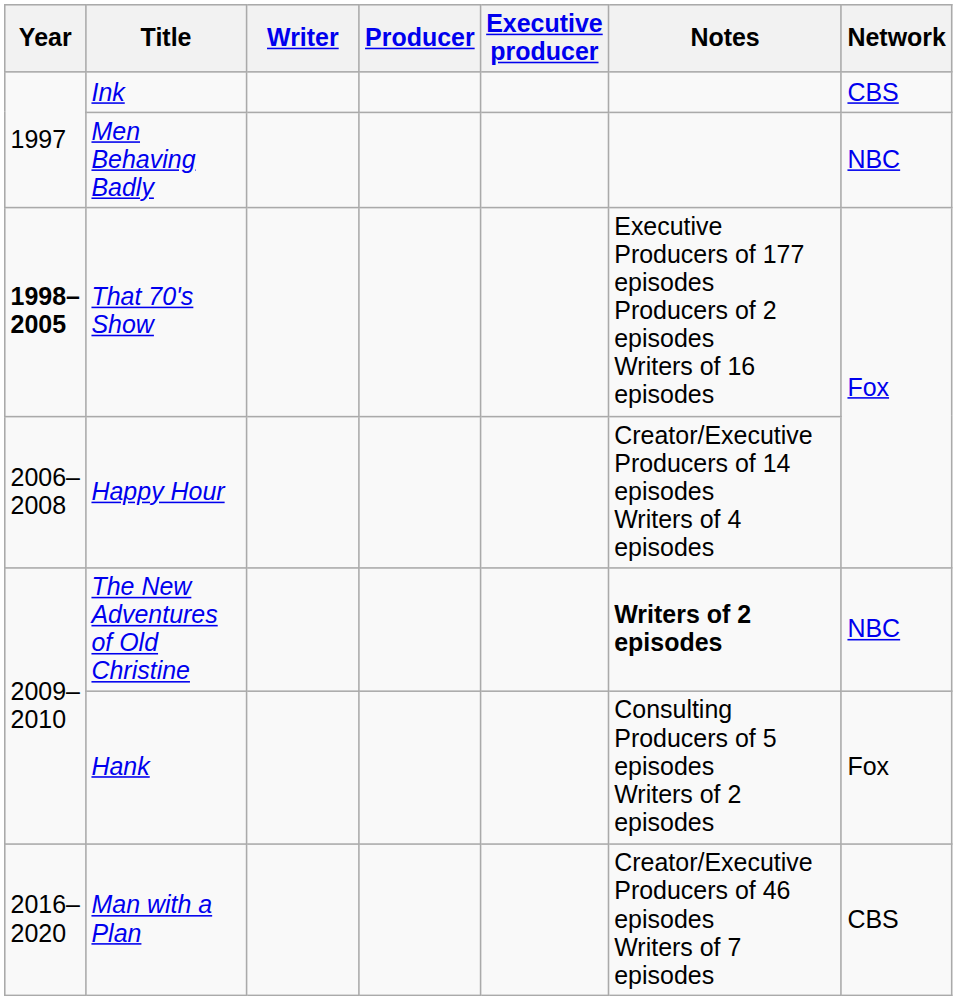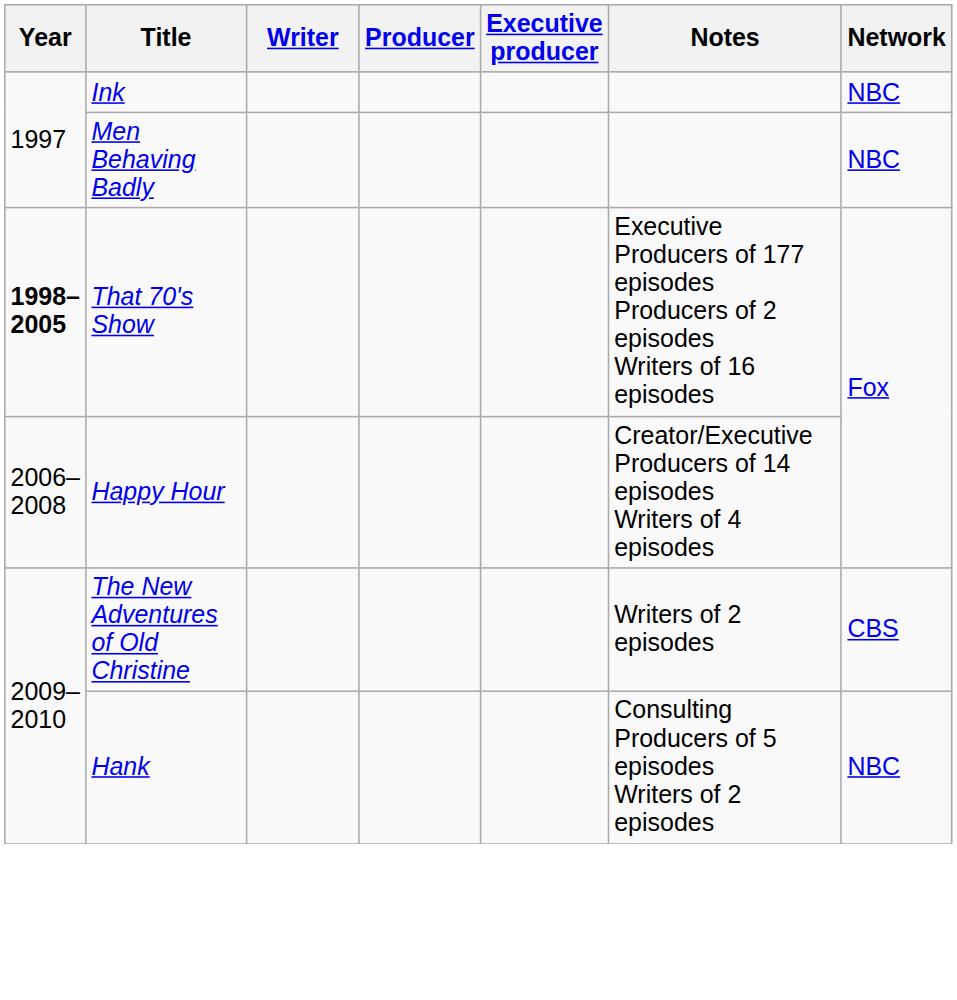(873, 91) CBS -> (874, 91) NBC
(683, 629) bold -> (678, 629) normal
(874, 629) NBC -> (873, 629) CBS
(868, 767) Fox -> (874, 767) NBC
- row: (152, 919)
